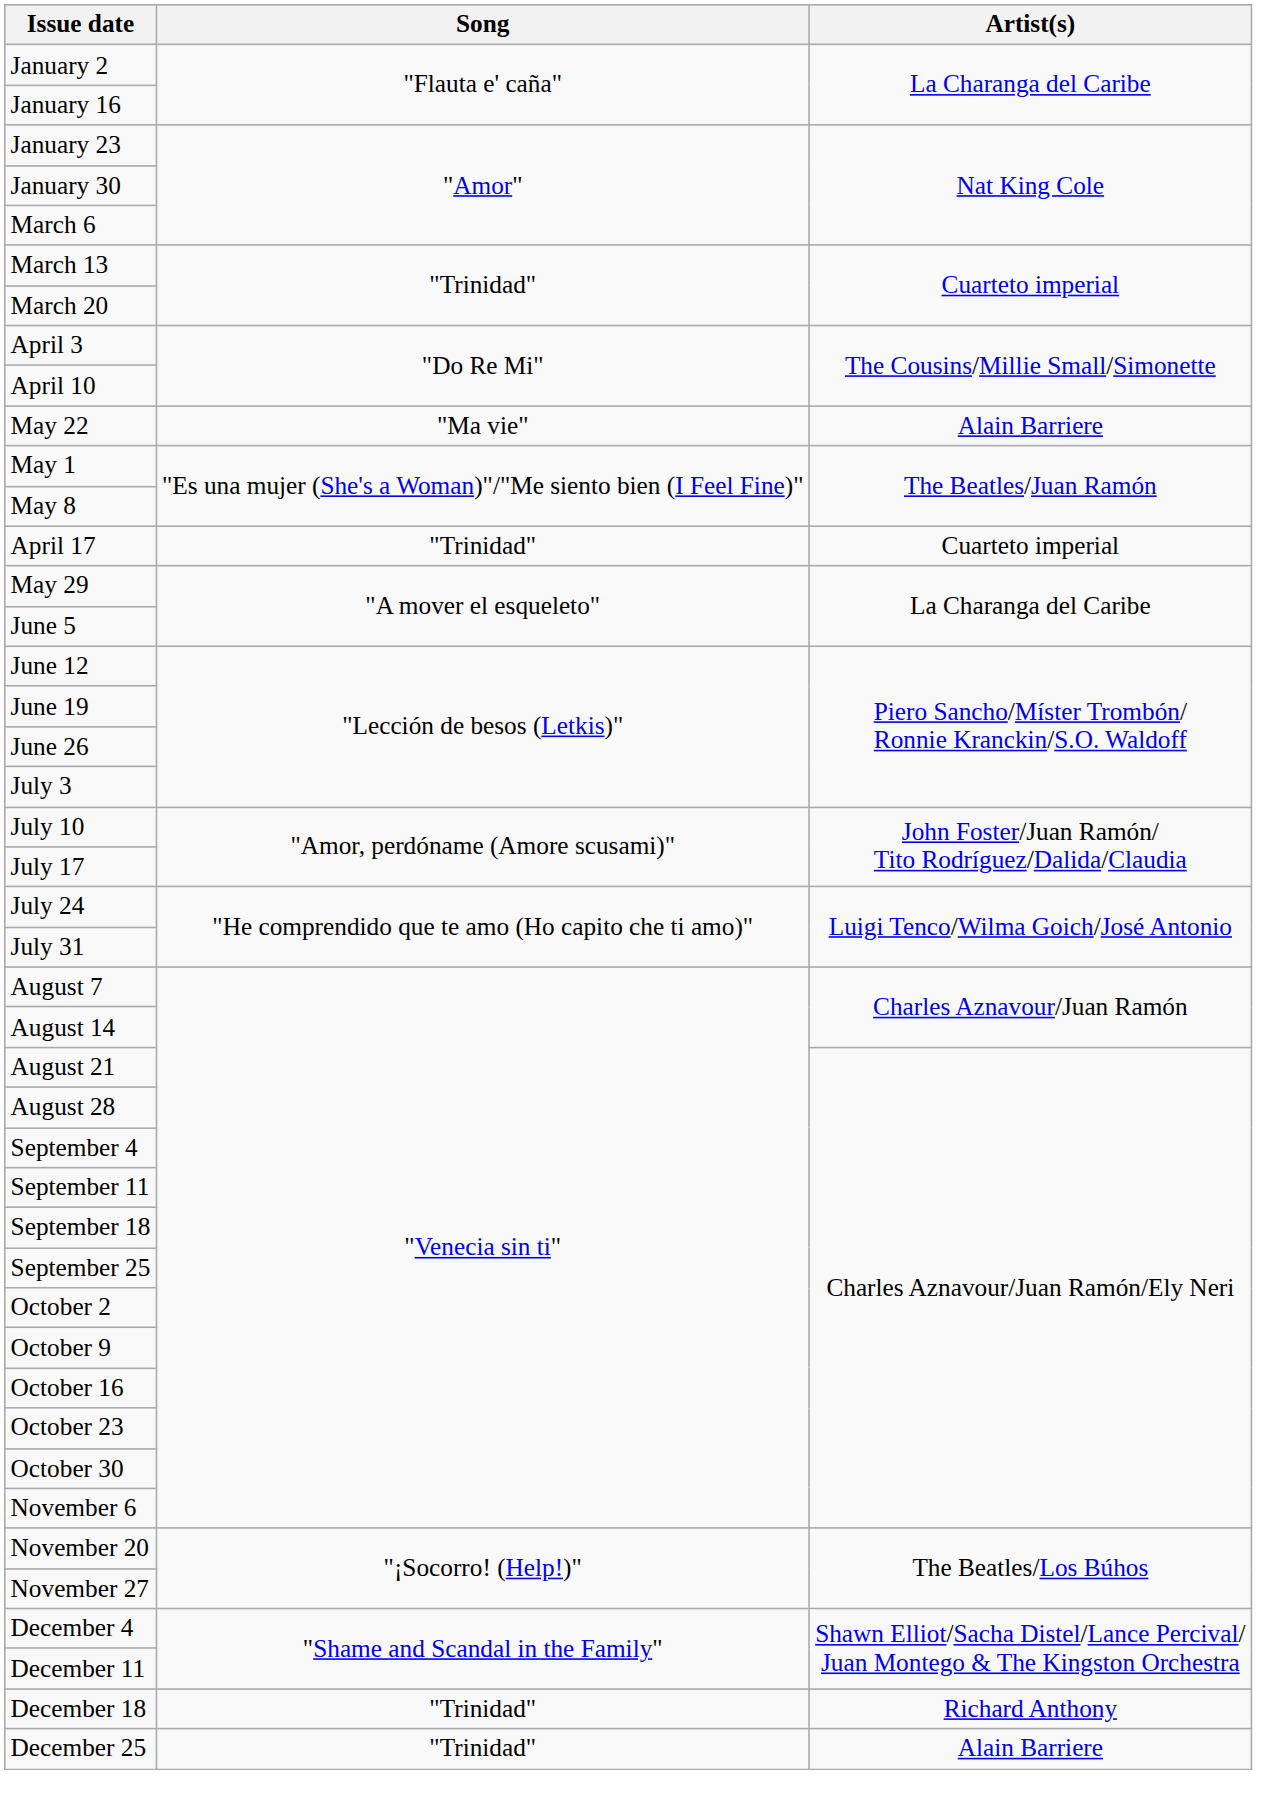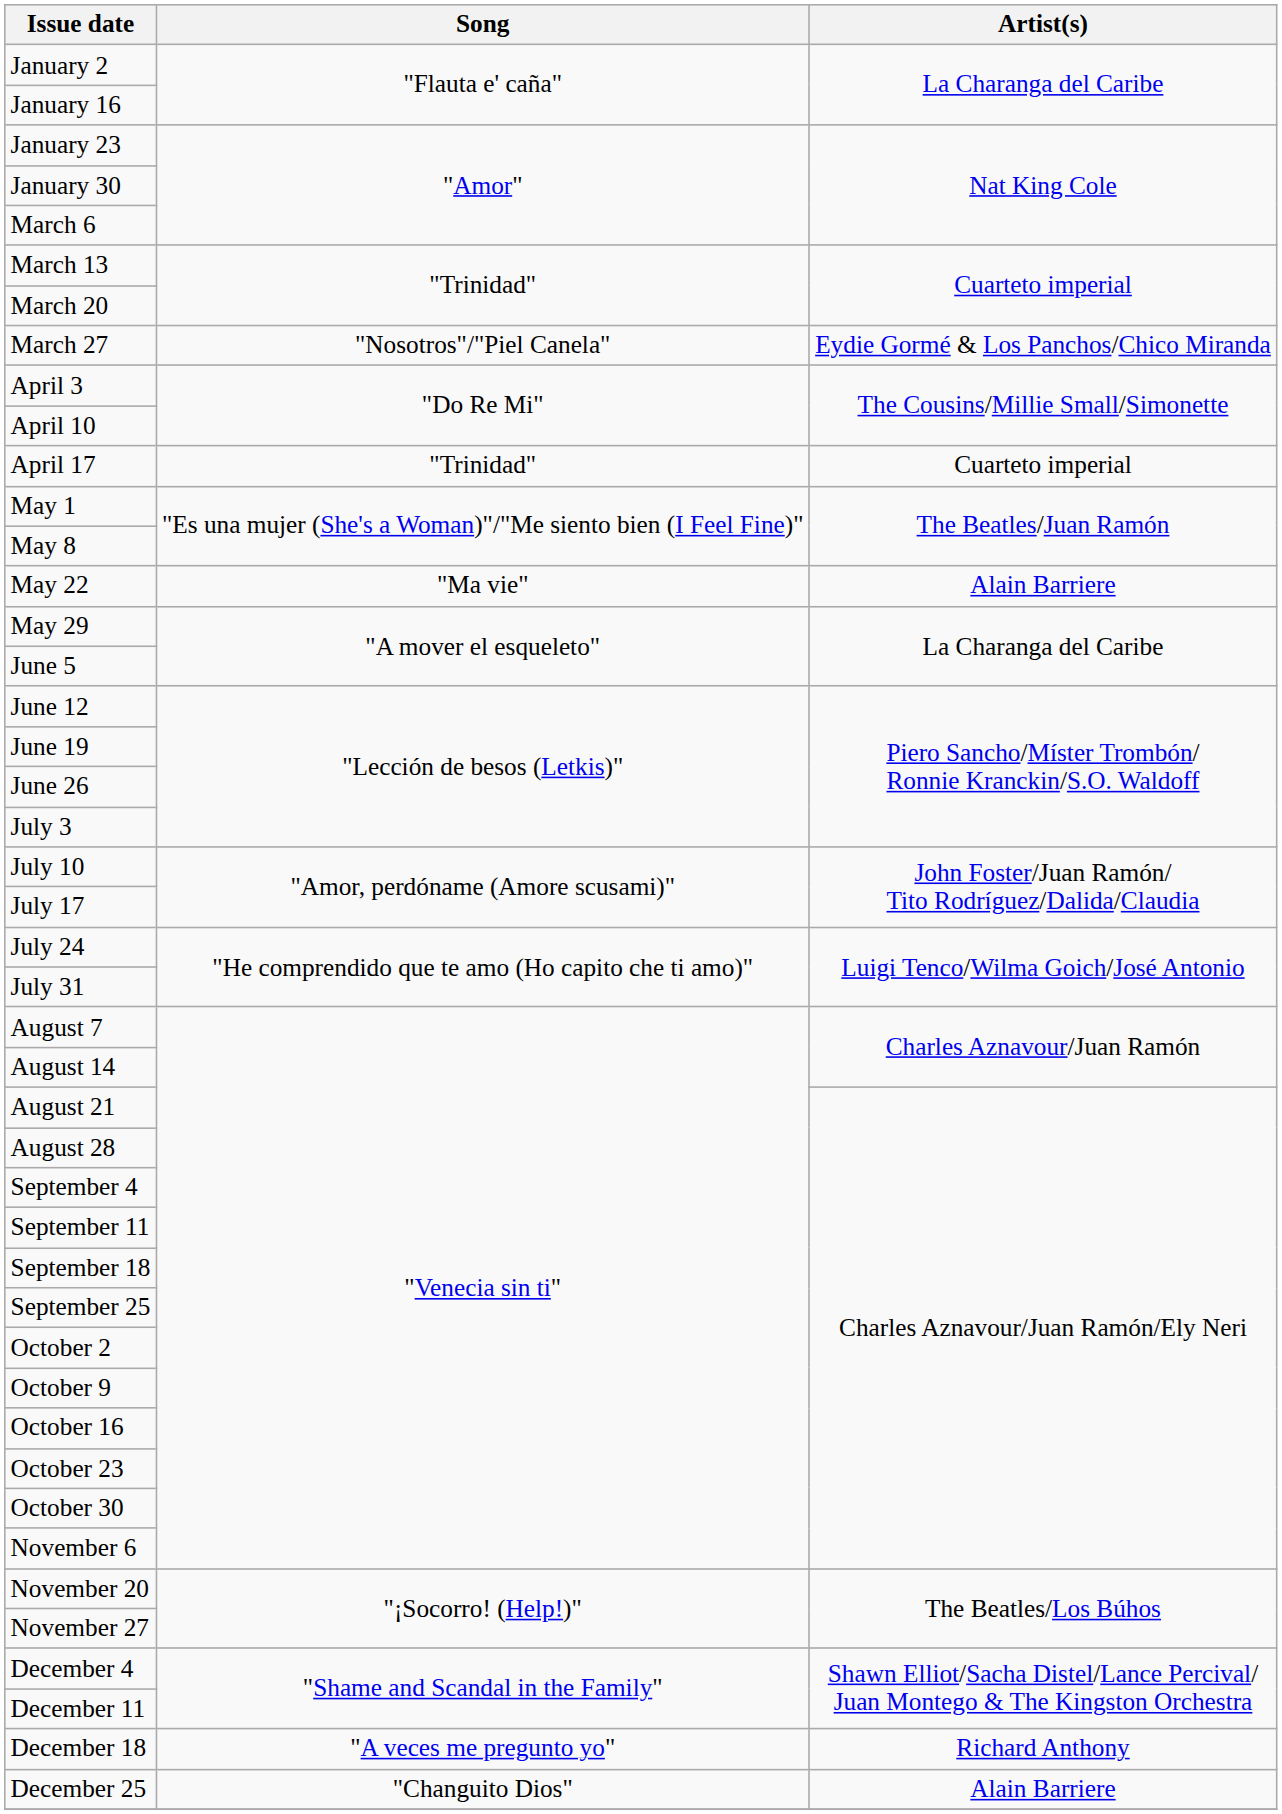+ row: (59, 345)
rows swapped: (53, 545) <-> (50, 425)
(483, 1708) "Trinidad" -> (483, 1748) "A veces me pregunto yo"
(483, 1748) "Trinidad" -> (483, 1788) "Changuito Dios"
